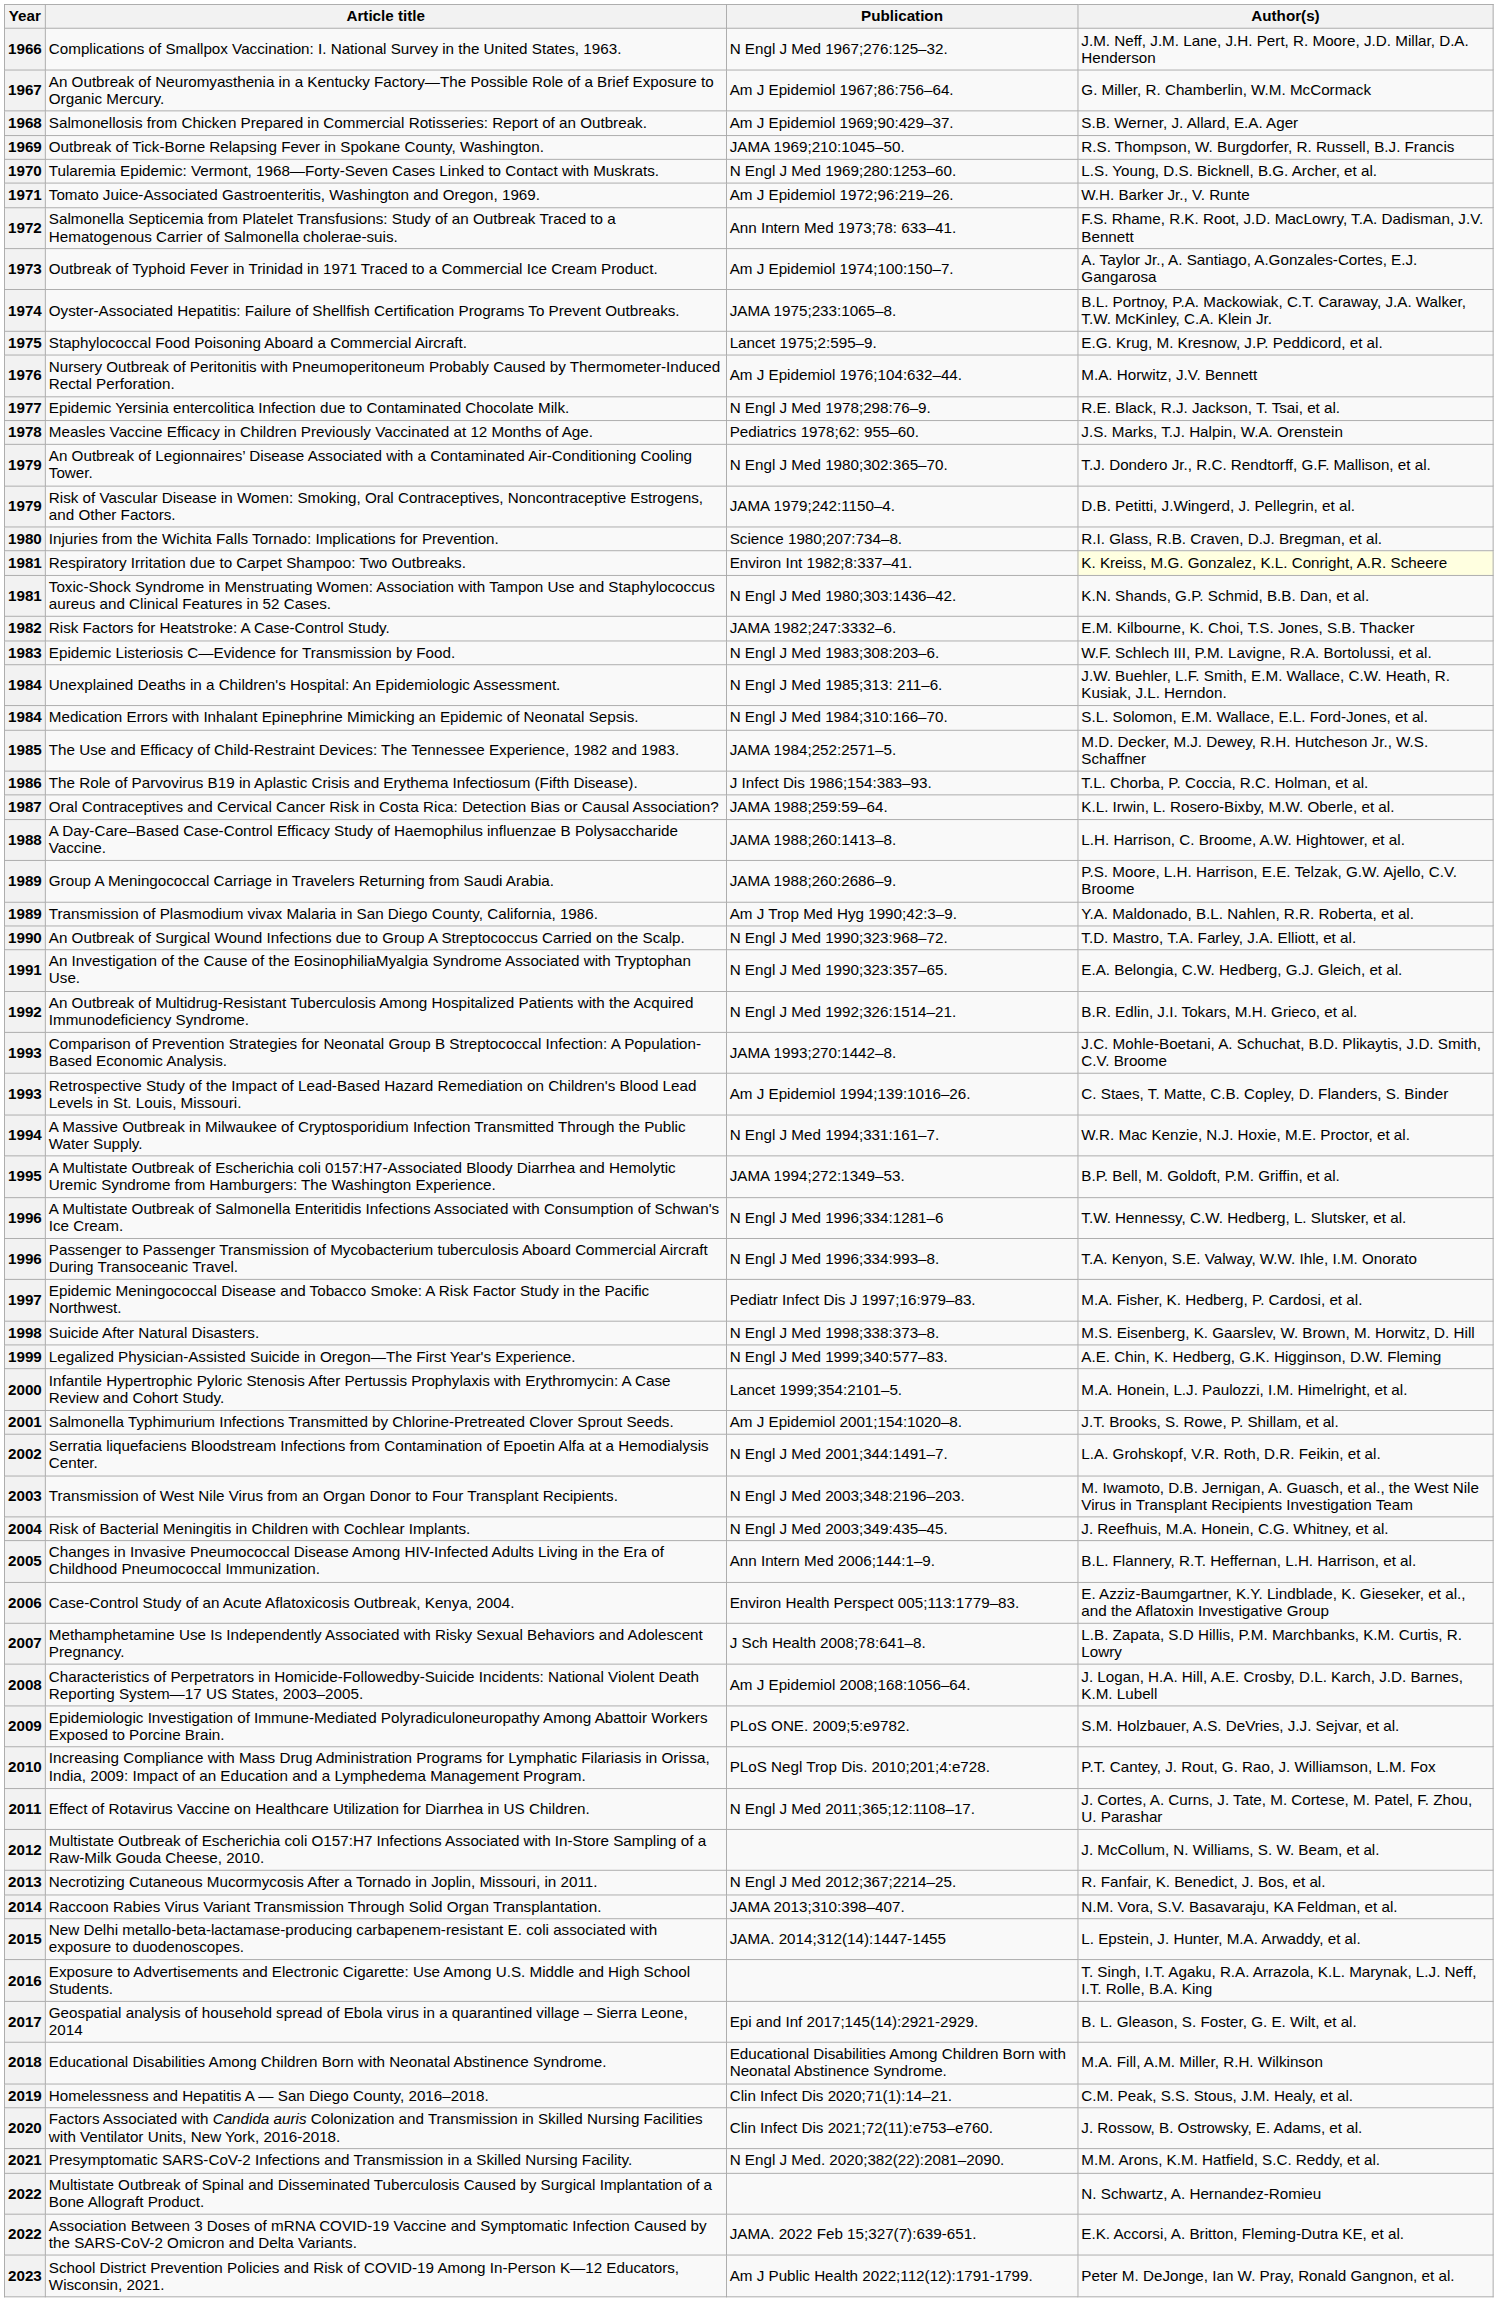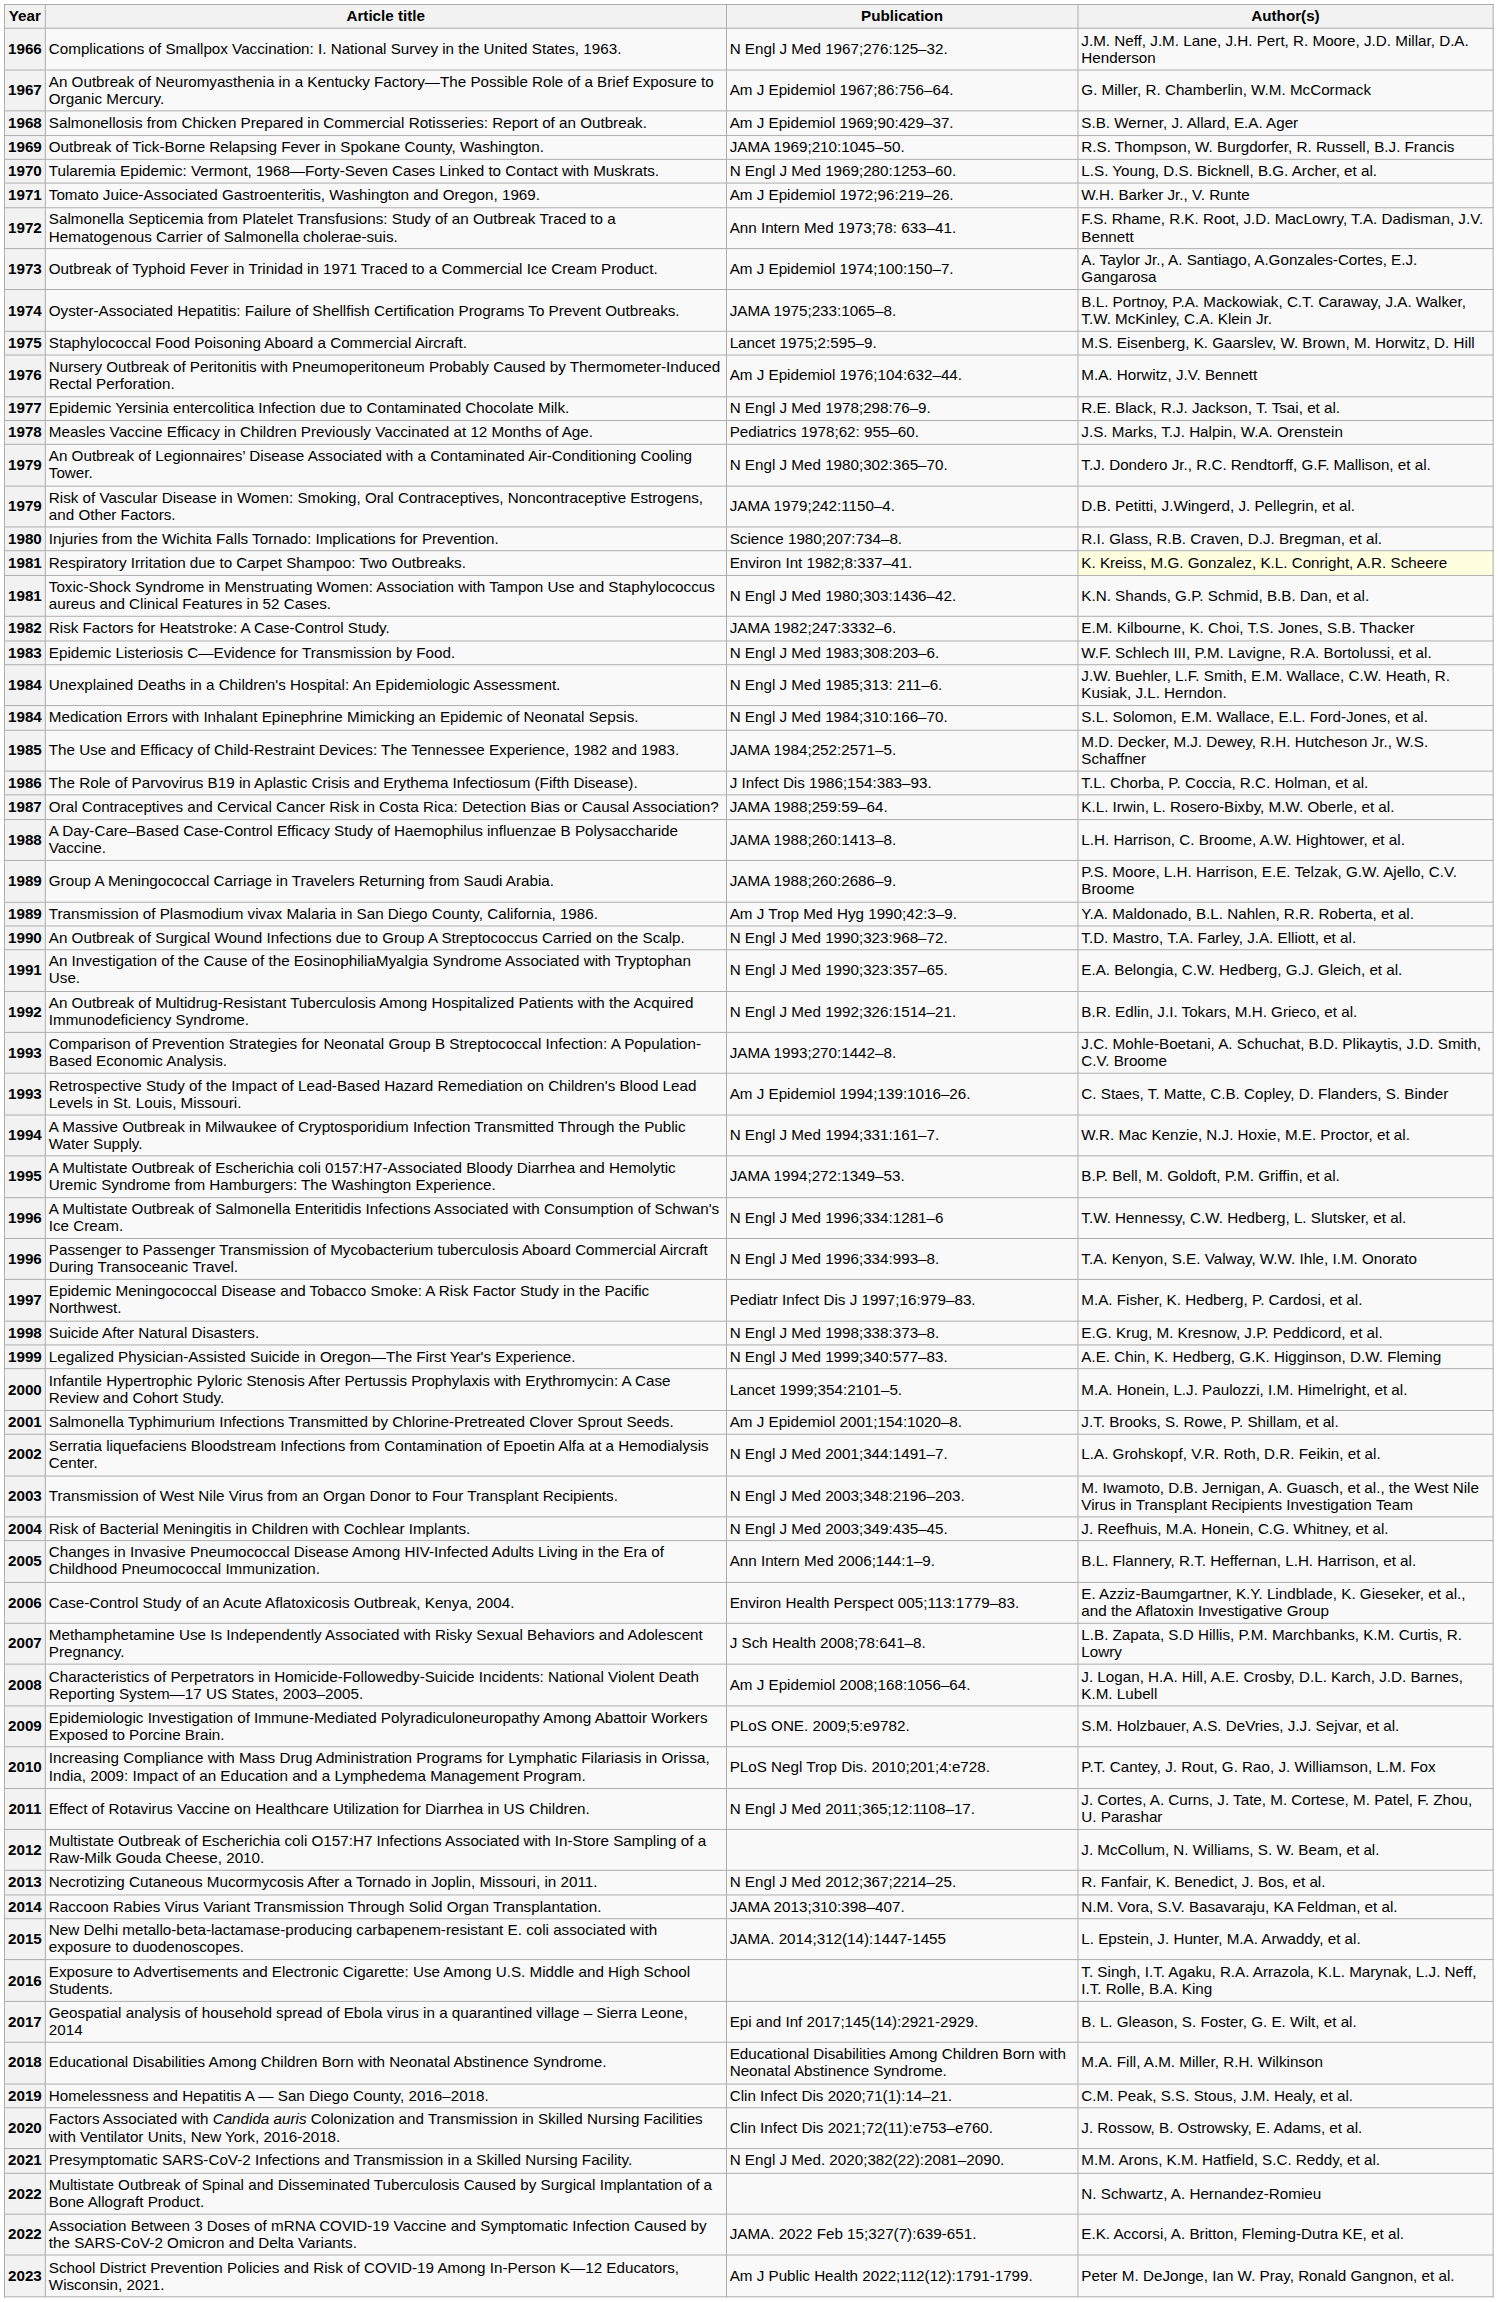(1232, 343) E.G. Krug, M. Kresnow, J.P. Peddicord, et al. -> (1278, 343) M.S. Eisenberg, K. Gaarslev, W. Brown, M. Horwitz, D. Hill
(1278, 1332) M.S. Eisenberg, K. Gaarslev, W. Brown, M. Horwitz, D. Hill -> (1232, 1332) E.G. Krug, M. Kresnow, J.P. Peddicord, et al.
